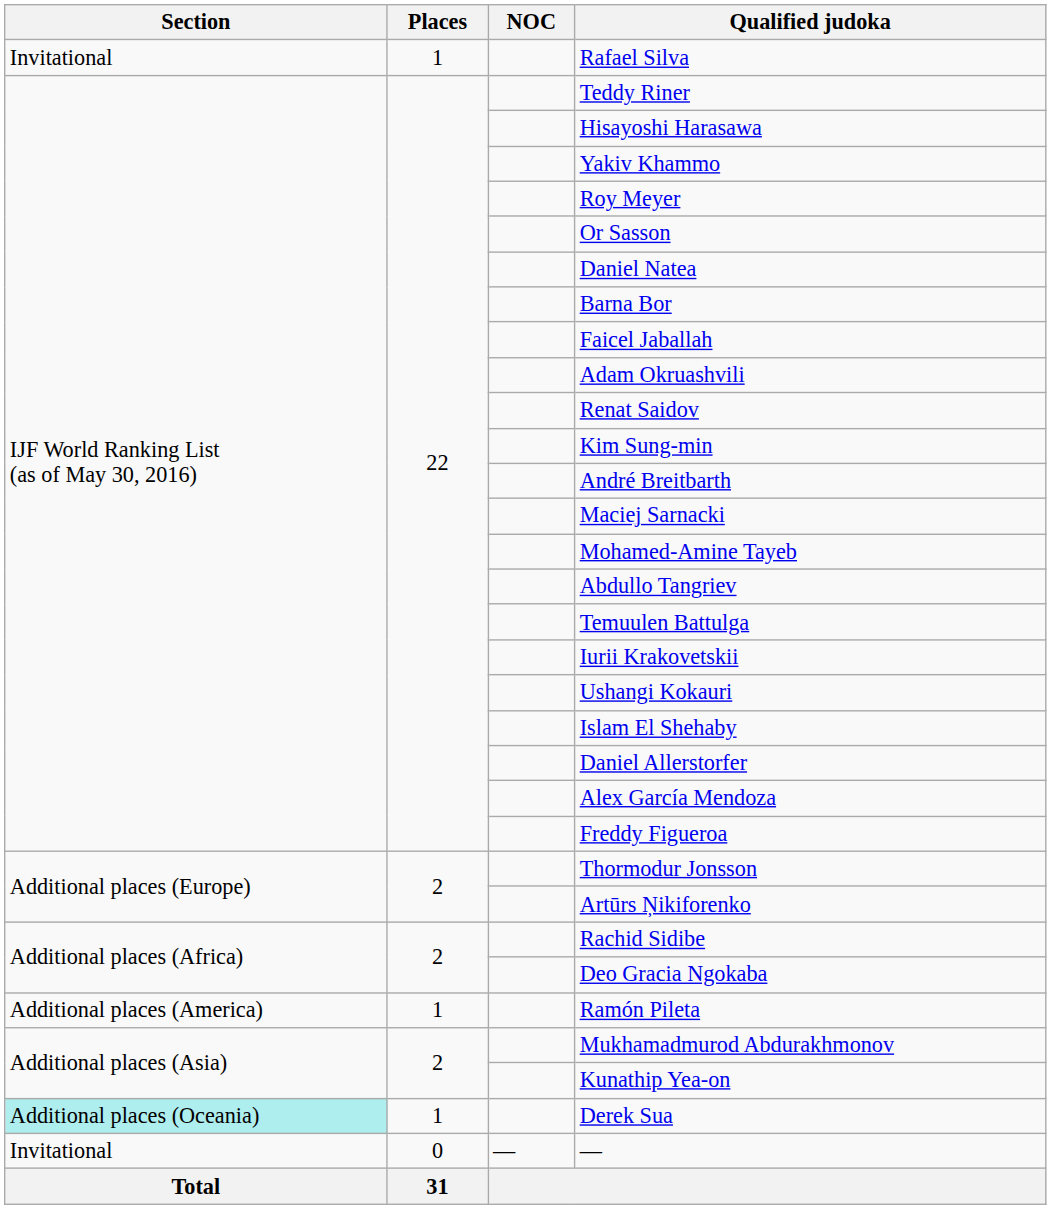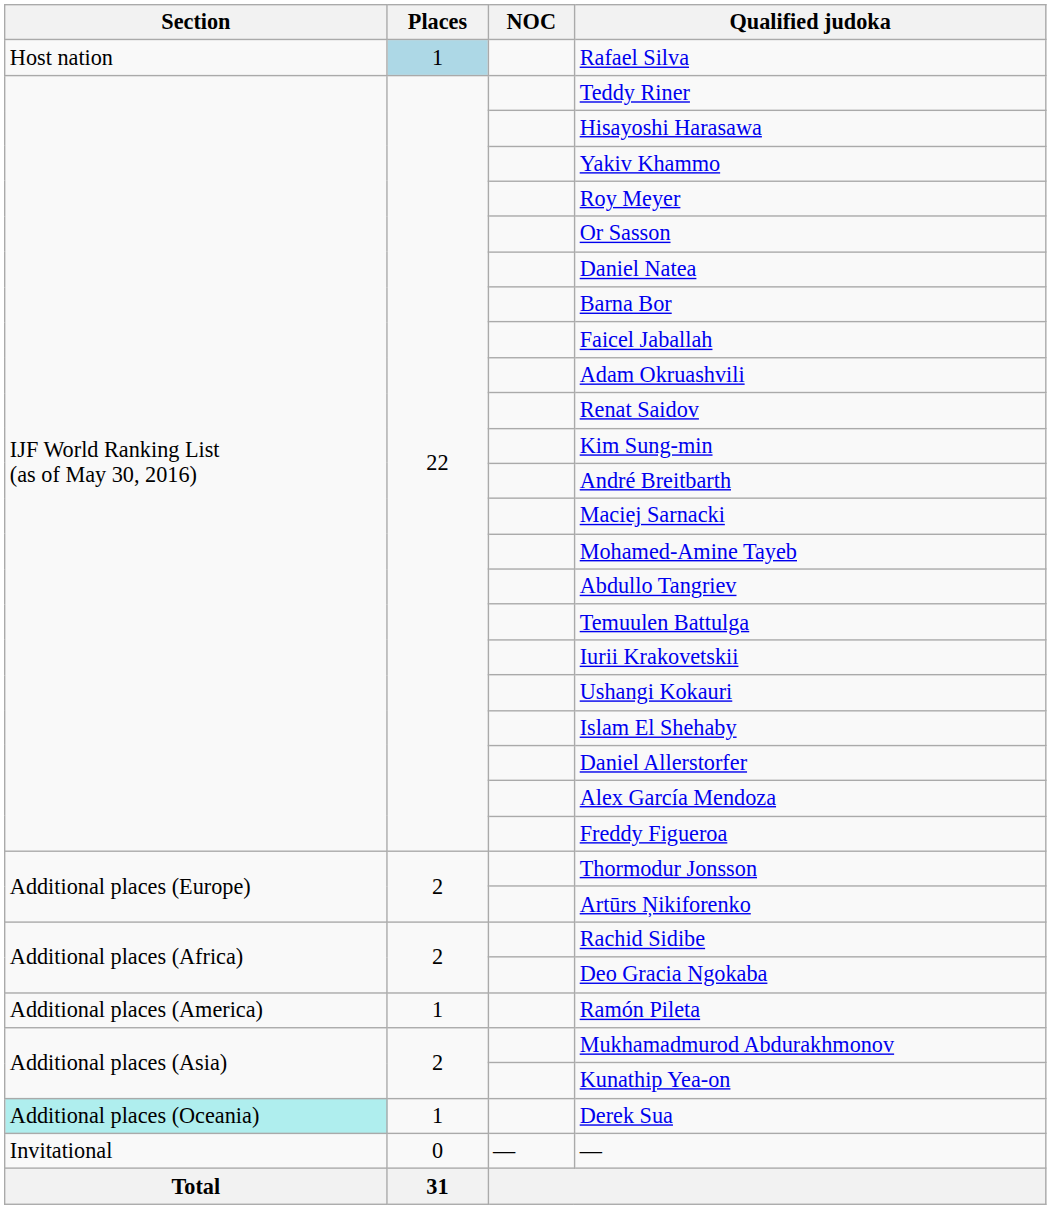(61, 57) Invitational -> (61, 57) Host nation
(437, 57) no background -> (437, 57) lightblue background
